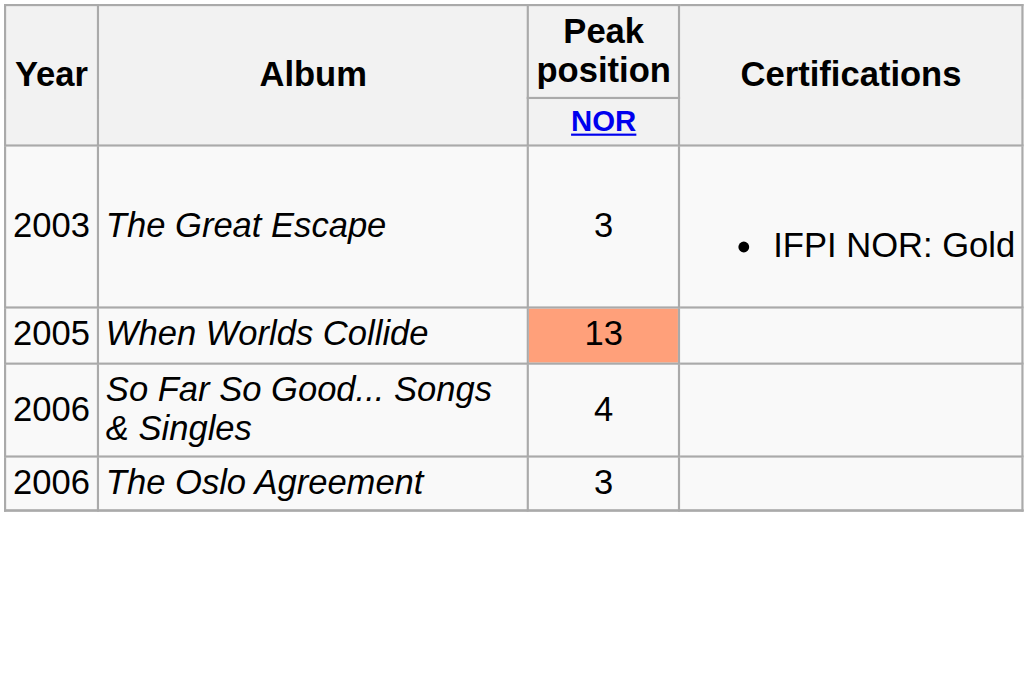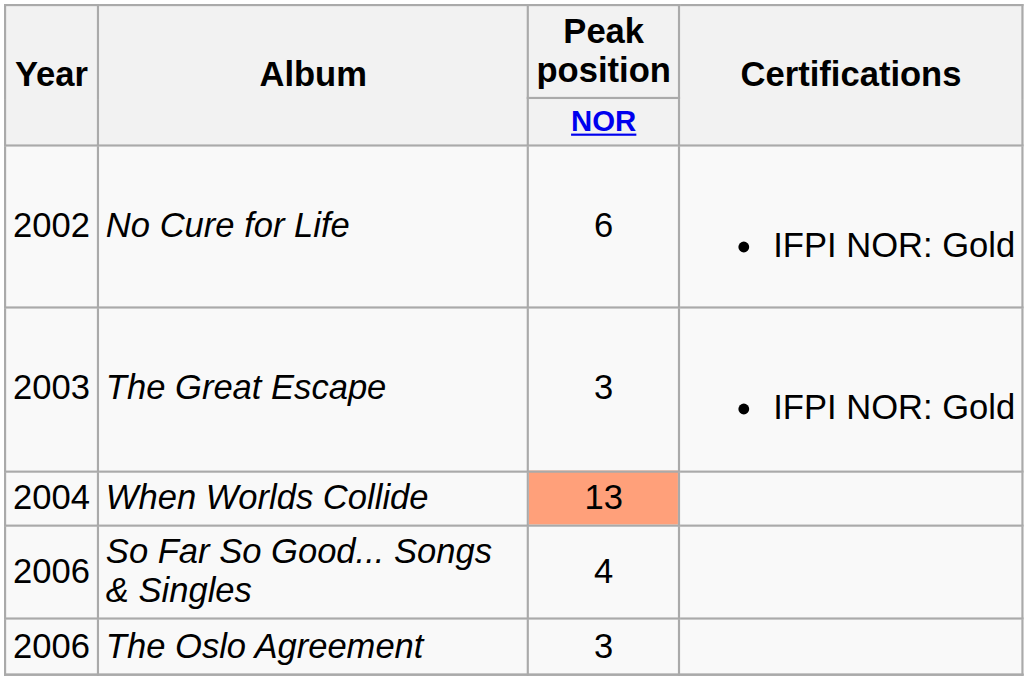+ row: (228, 225)
(51, 334) 2005 -> (51, 497) 2004
